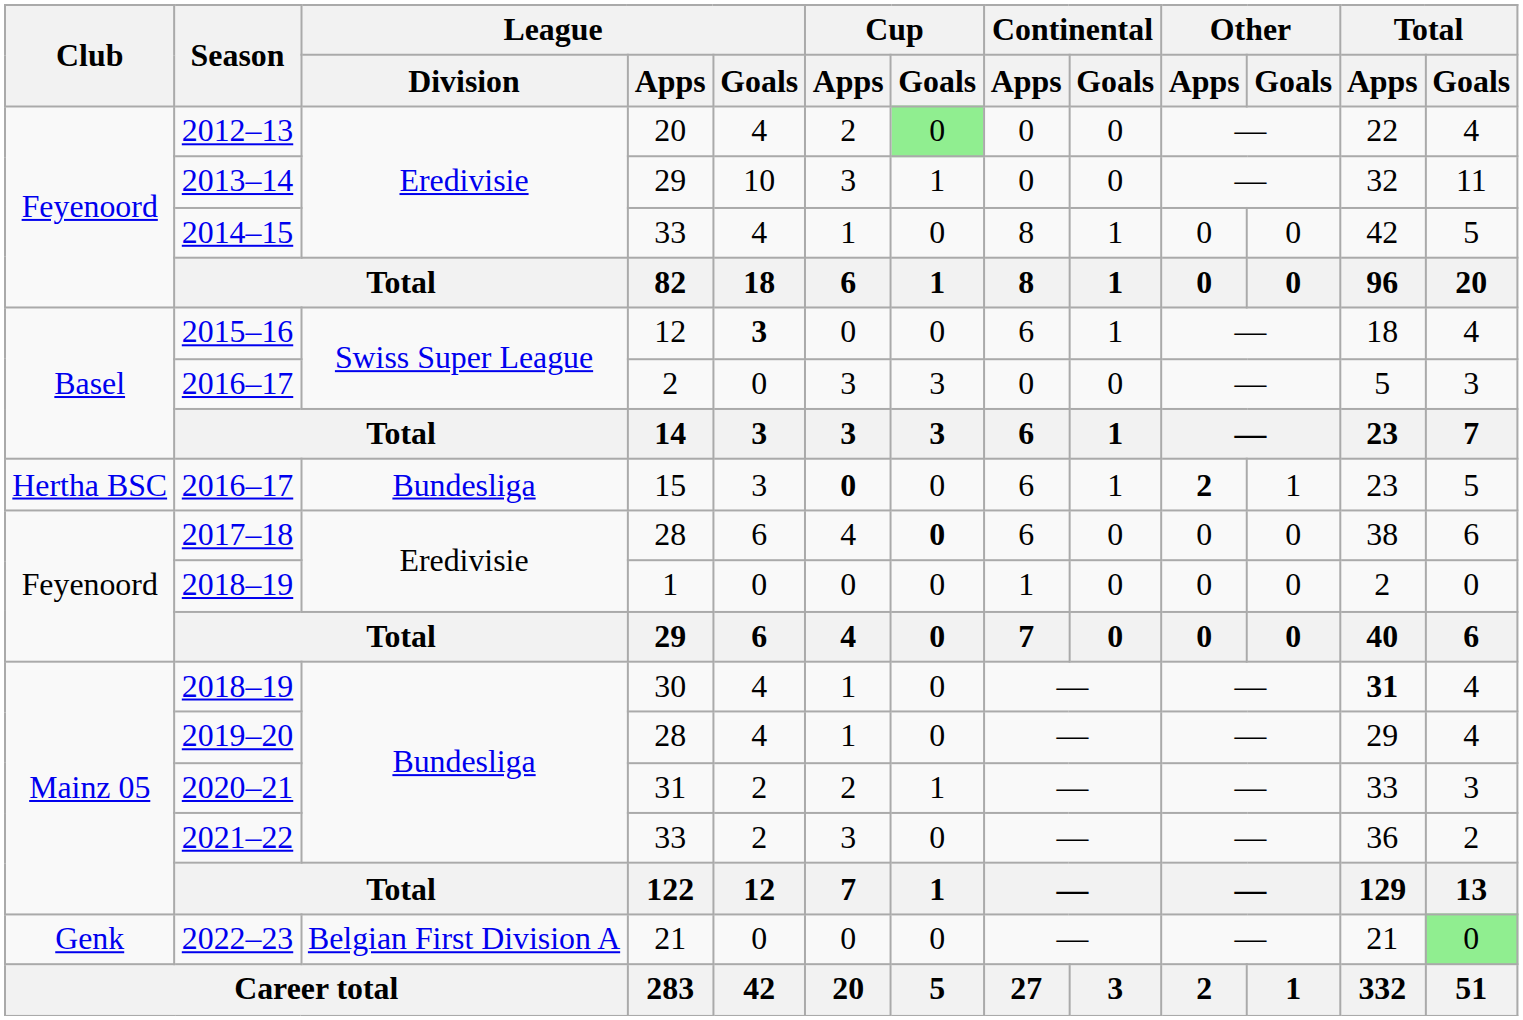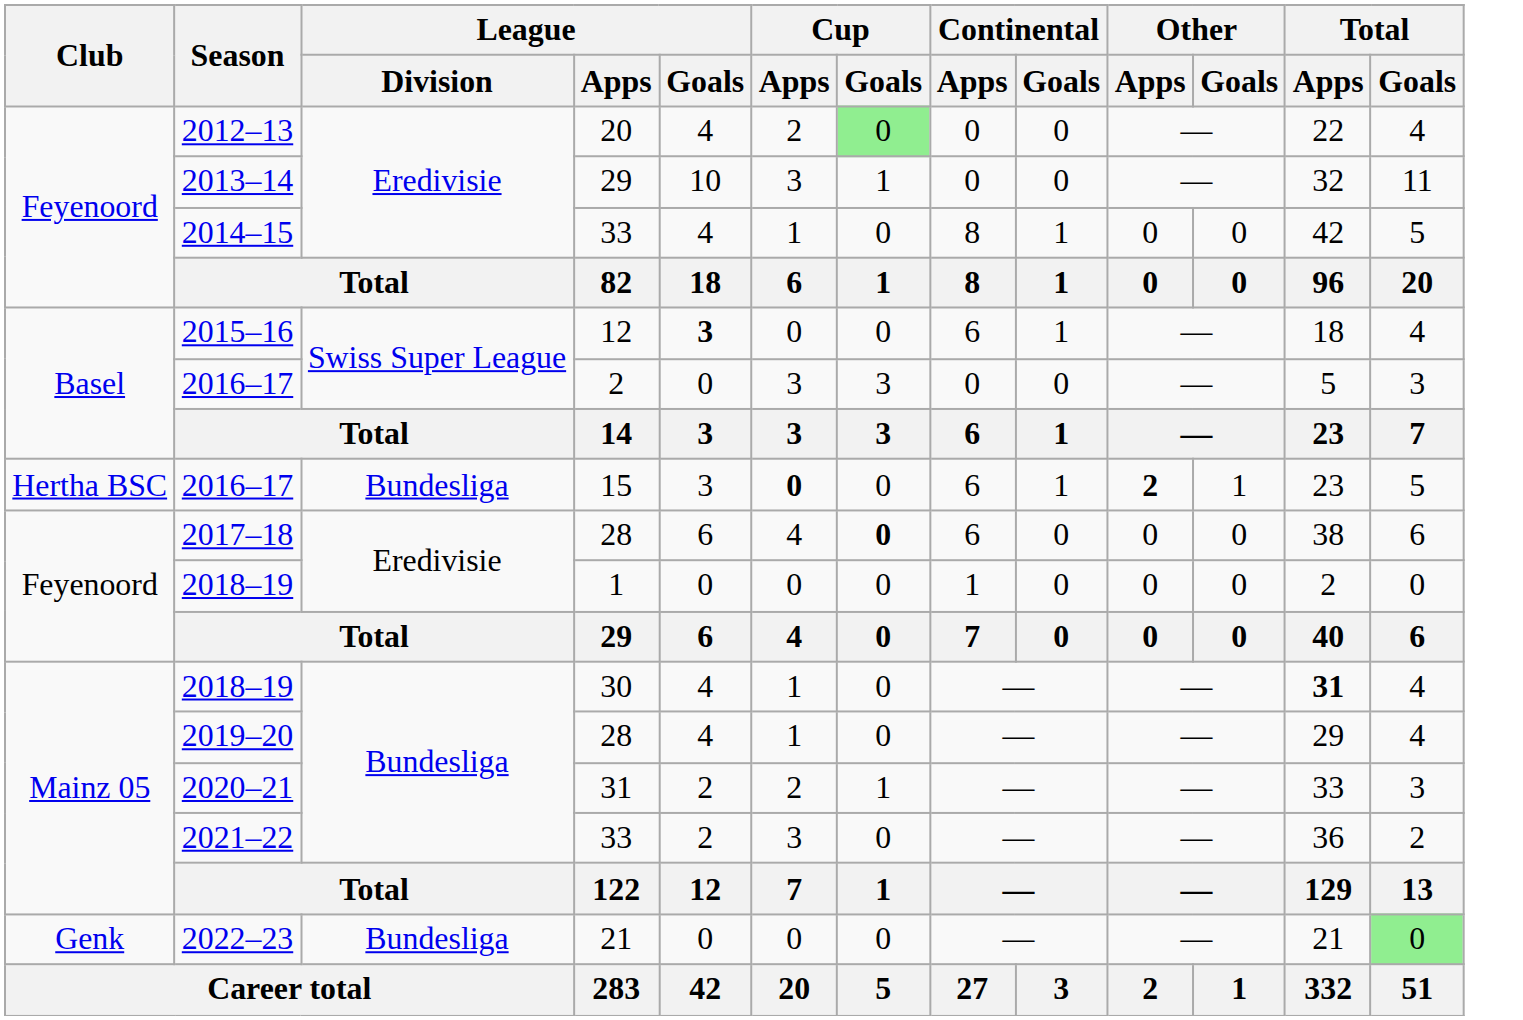(464, 938) Belgian First Division A -> (437, 938) Bundesliga
